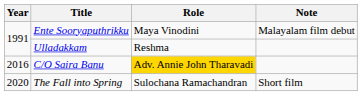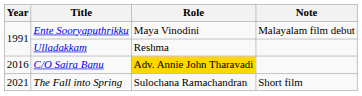(18, 82) 2020 -> (18, 82) 2021
